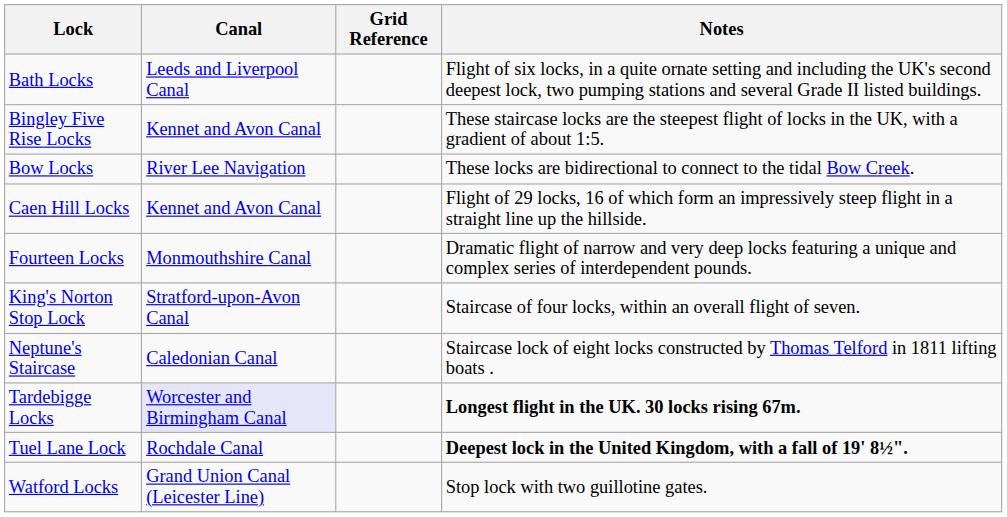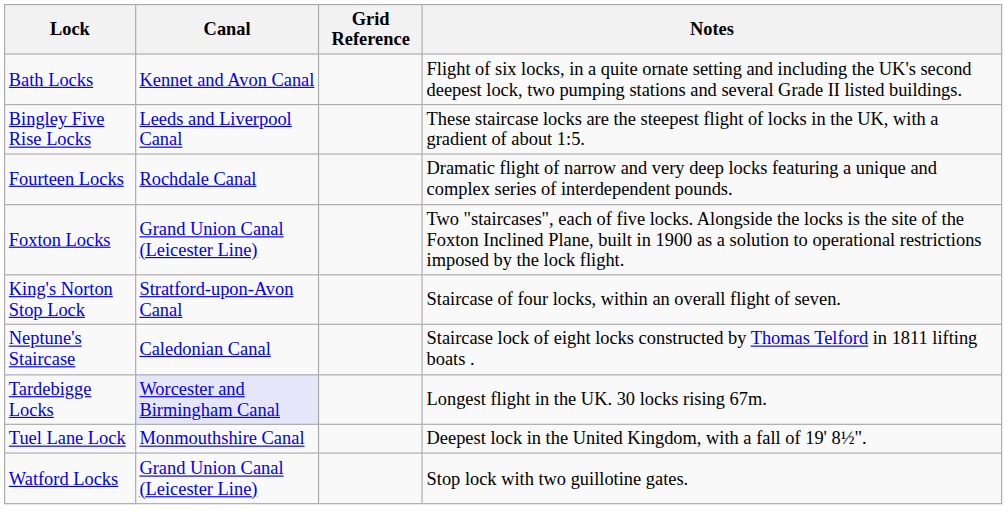(222, 79) Leeds and Liverpool Canal -> (227, 79) Kennet and Avon Canal
(234, 129) Kennet and Avon Canal -> (216, 129) Leeds and Liverpool Canal
- row: (51, 168)
- row: (69, 208)
(229, 258) Monmouthshire Canal -> (198, 179) Rochdale Canal
+ row: (60, 239)
(623, 407) bold -> (597, 399) normal
(205, 447) Rochdale Canal -> (222, 438) Monmouthshire Canal
(677, 447) bold -> (647, 438) normal
